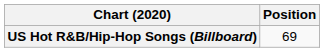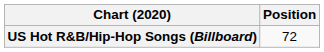(290, 36) 69 -> (290, 36) 72
